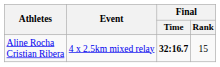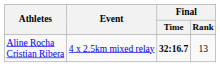(203, 48) 15 -> (203, 48) 13
